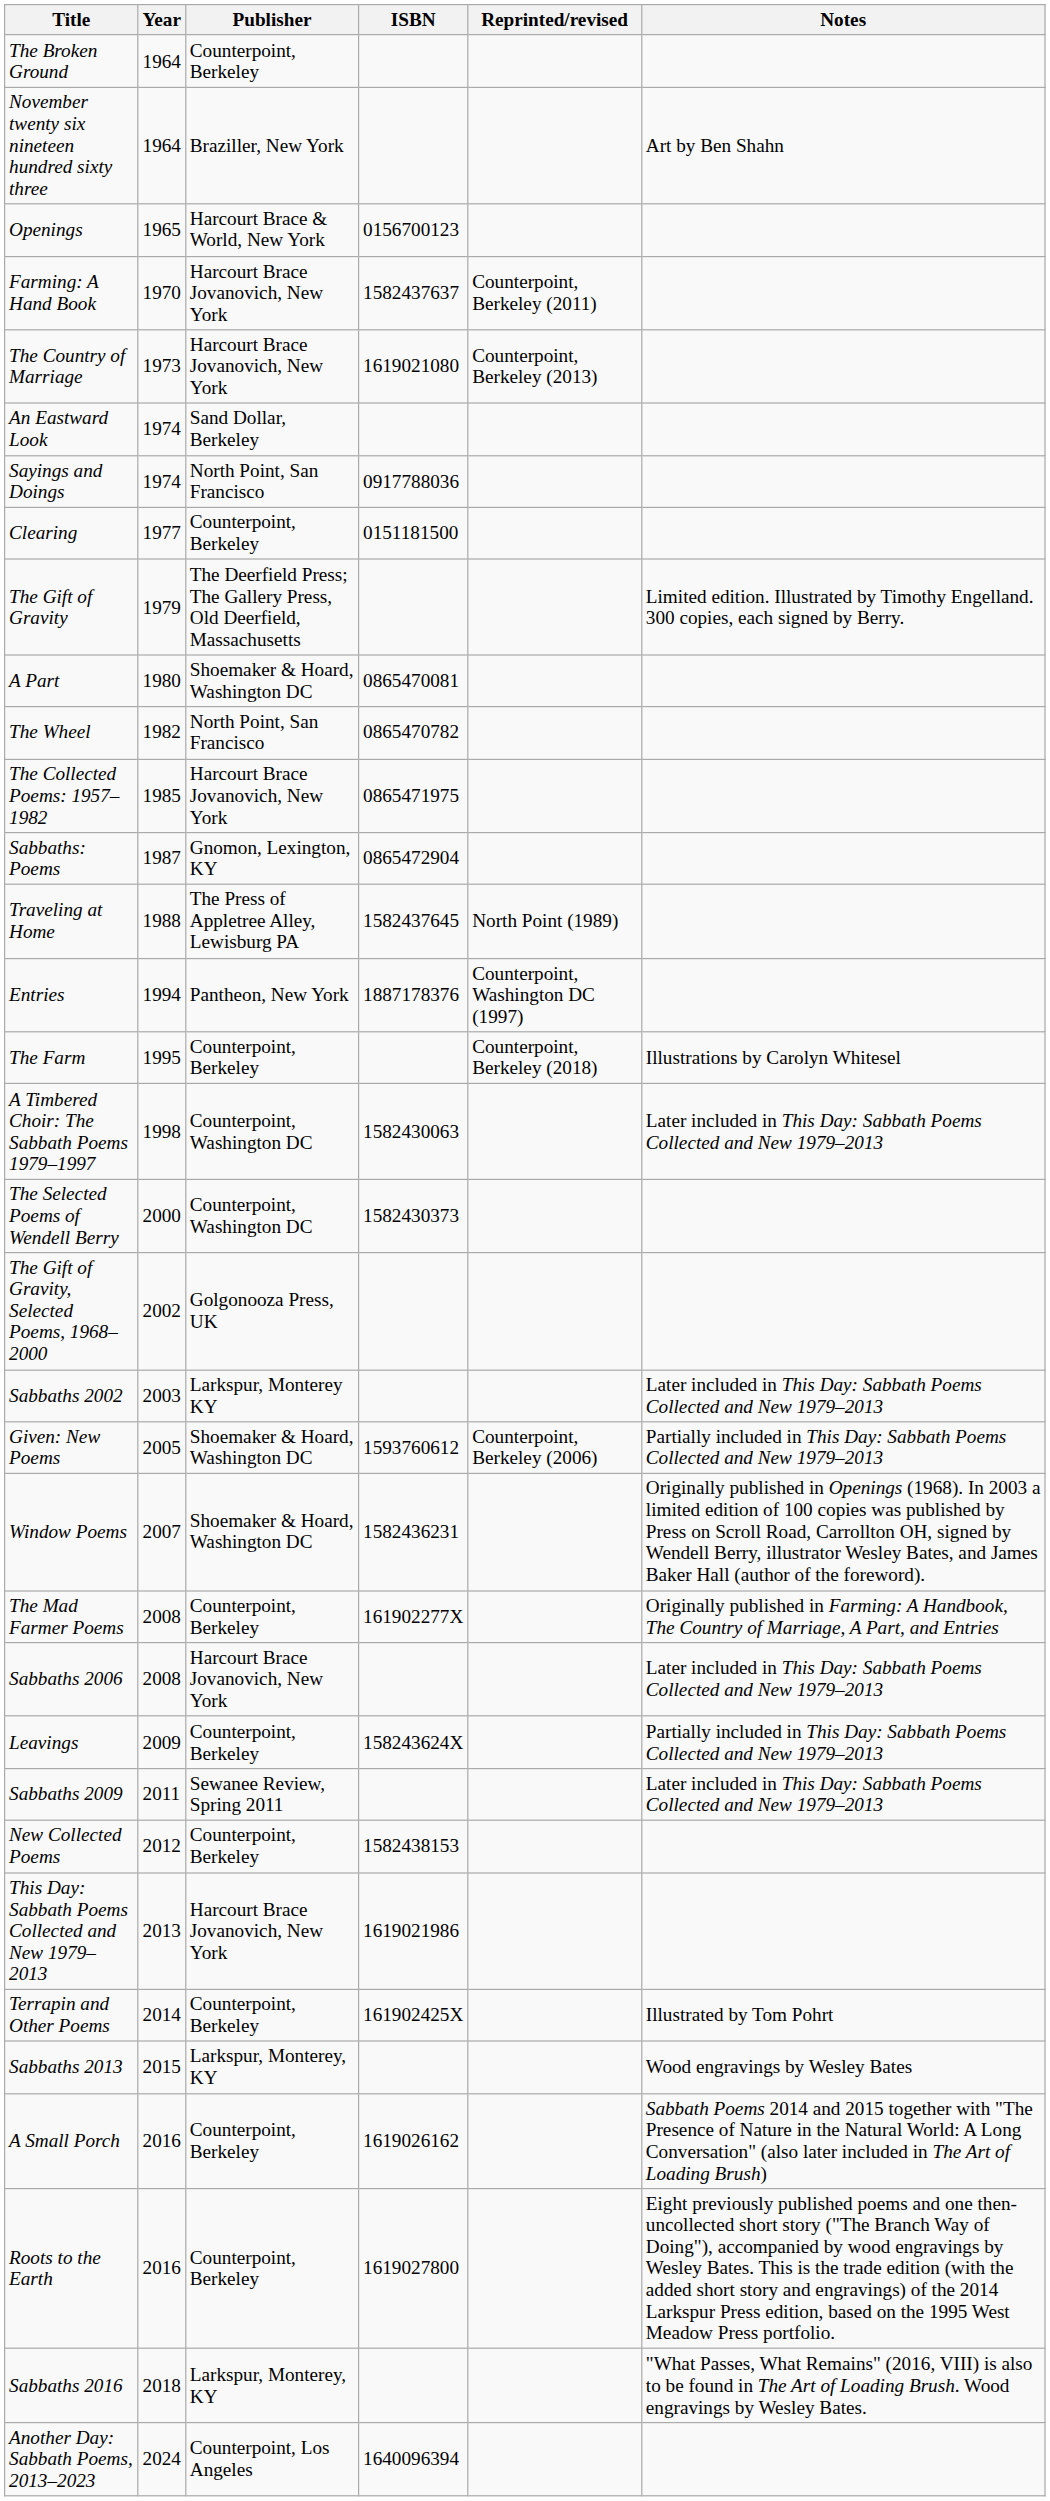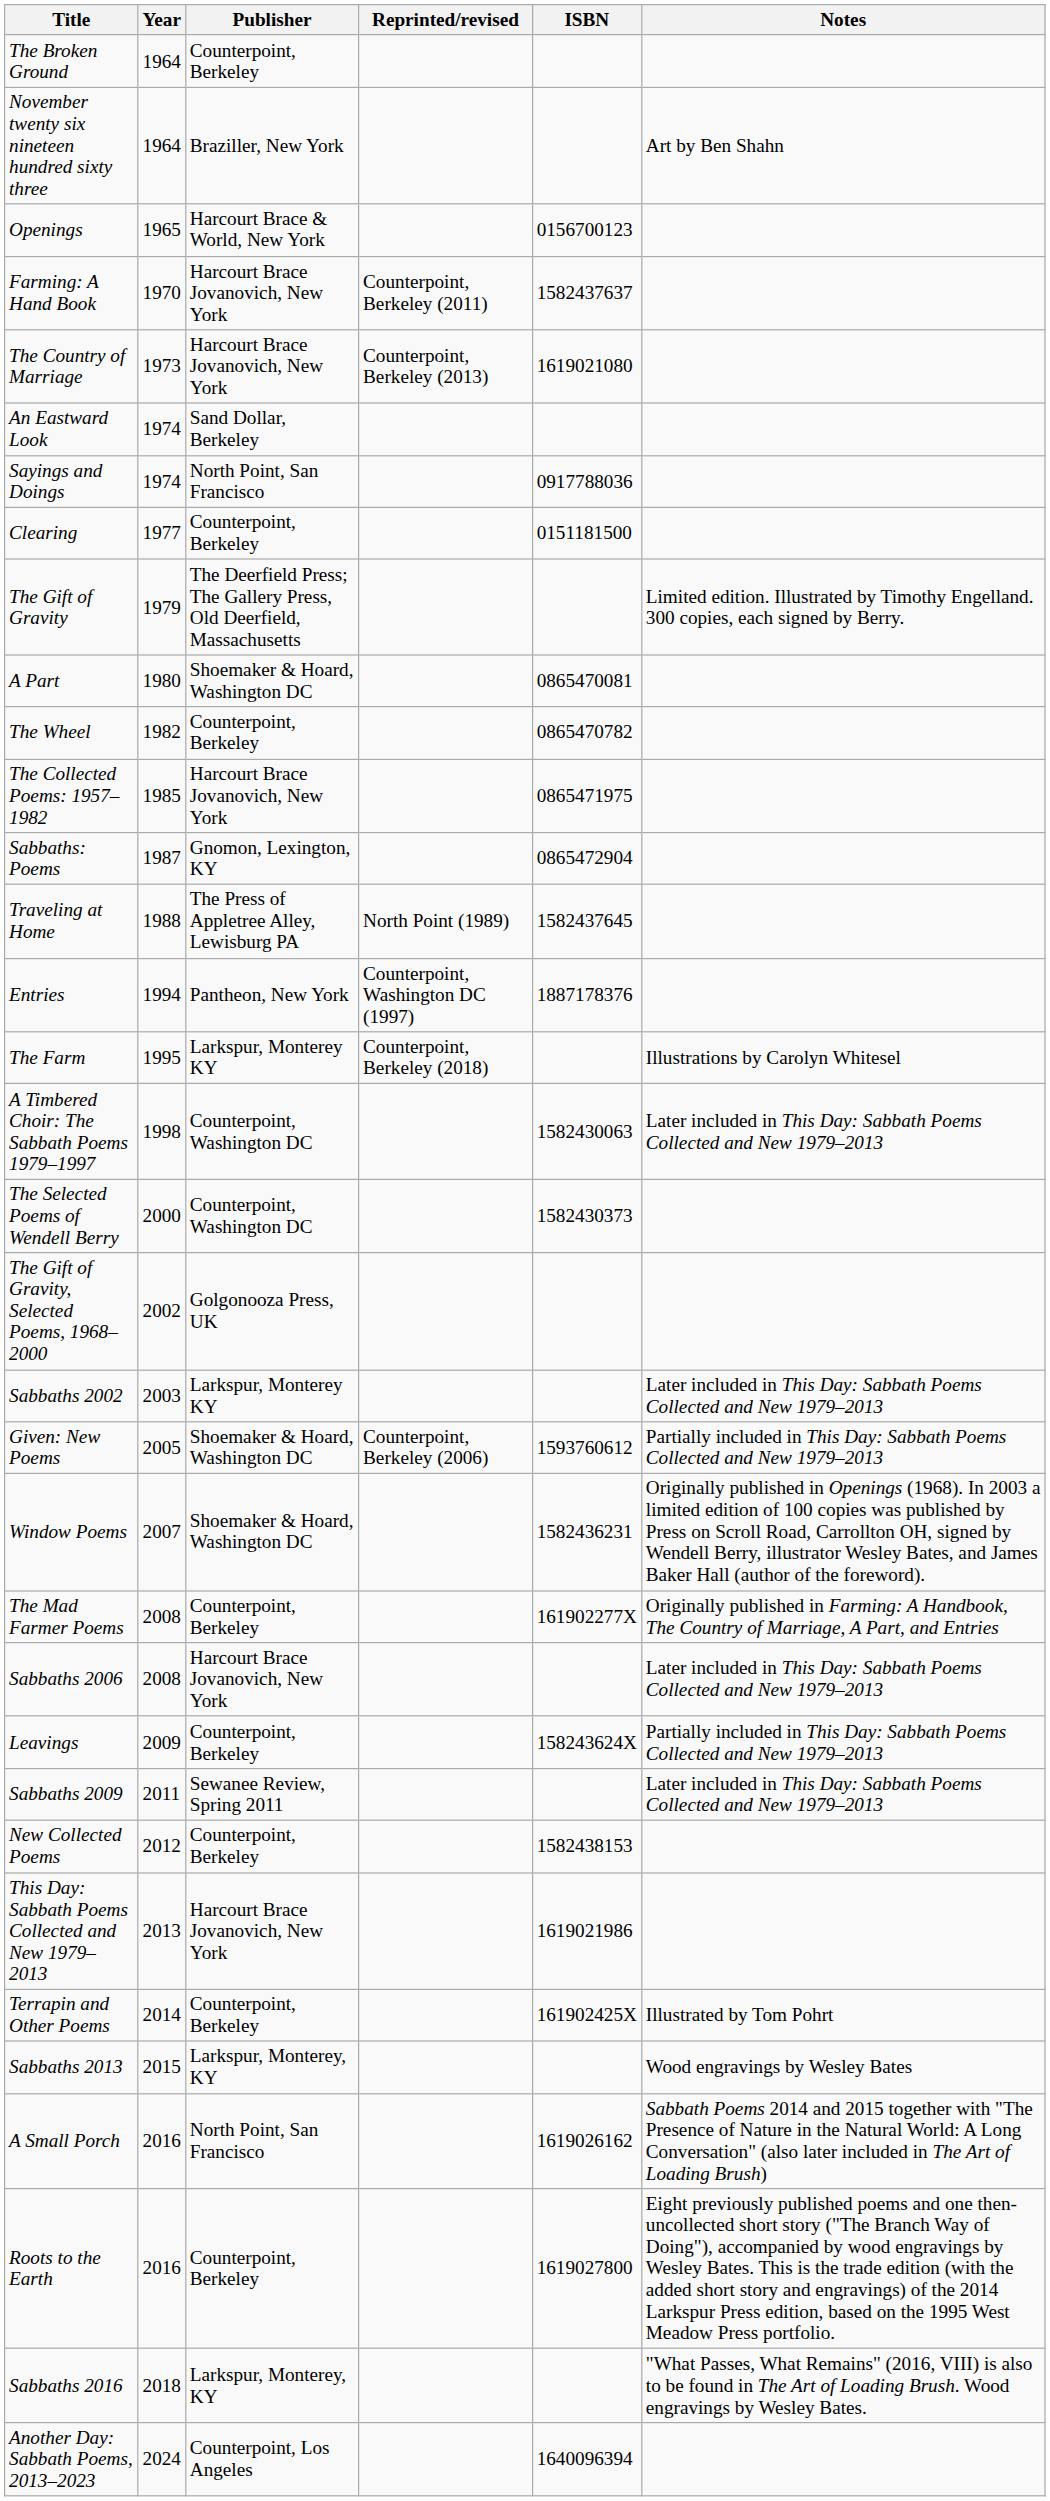columns swapped: (555, 19) <-> (413, 19)
(254, 732) North Point, San Francisco -> (243, 732) Counterpoint, Berkeley
(243, 1057) Counterpoint, Berkeley -> (266, 1057) Larkspur, Monterey KY
(243, 2140) Counterpoint, Berkeley -> (254, 2140) North Point, San Francisco
